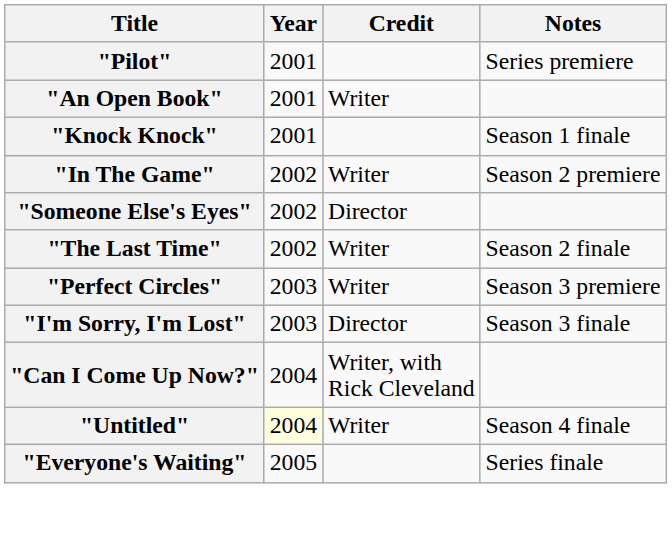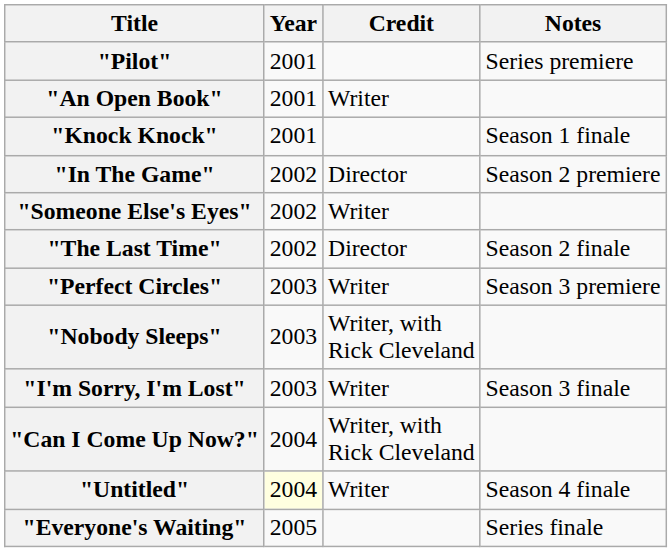(358, 173) Writer -> (367, 173) Director
(367, 211) Director -> (358, 211) Writer
(358, 248) Writer -> (367, 248) Director
+ row: (135, 337)
(367, 323) Director -> (358, 387) Writer
